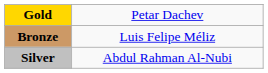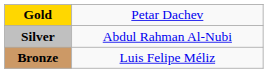rows swapped: (38, 57) <-> (38, 36)
